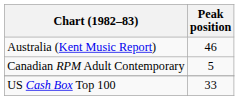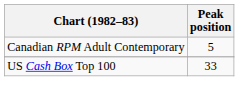- row: (82, 47)
